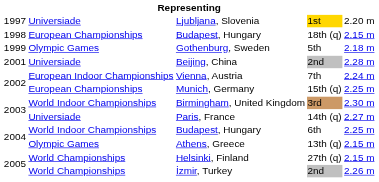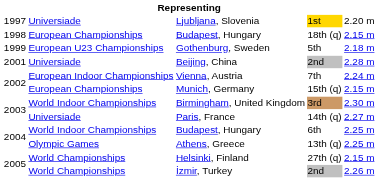(64, 48) Olympic Games -> (96, 48) European U23 Championships
(359, 89) 2.25 m -> (359, 89) 2.15 m
(359, 144) 2.15 m -> (359, 144) 2.25 m
